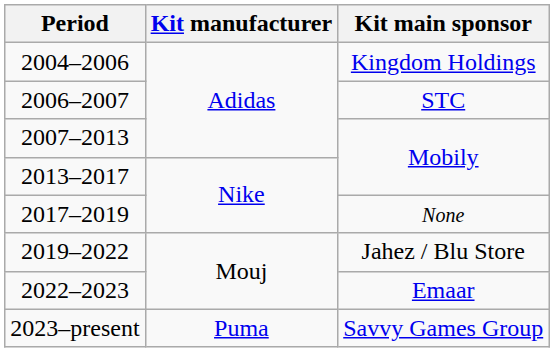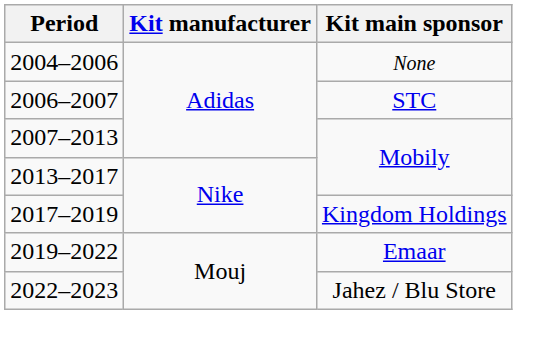(443, 61) Kingdom Holdings -> (414, 63) None
(443, 215) None -> (414, 213) Kingdom Holdings
(443, 251) Jahez / Blu Store -> (414, 251) Emaar
(443, 289) Emaar -> (414, 289) Jahez / Blu Store
- row: (75, 328)
